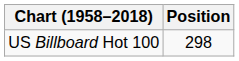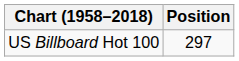(198, 42) 298 -> (198, 42) 297
